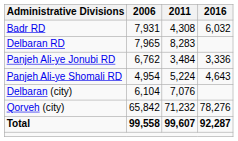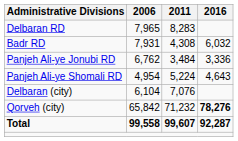rows swapped: (26, 28) <-> (36, 44)
(215, 108) normal -> (215, 108) bold
